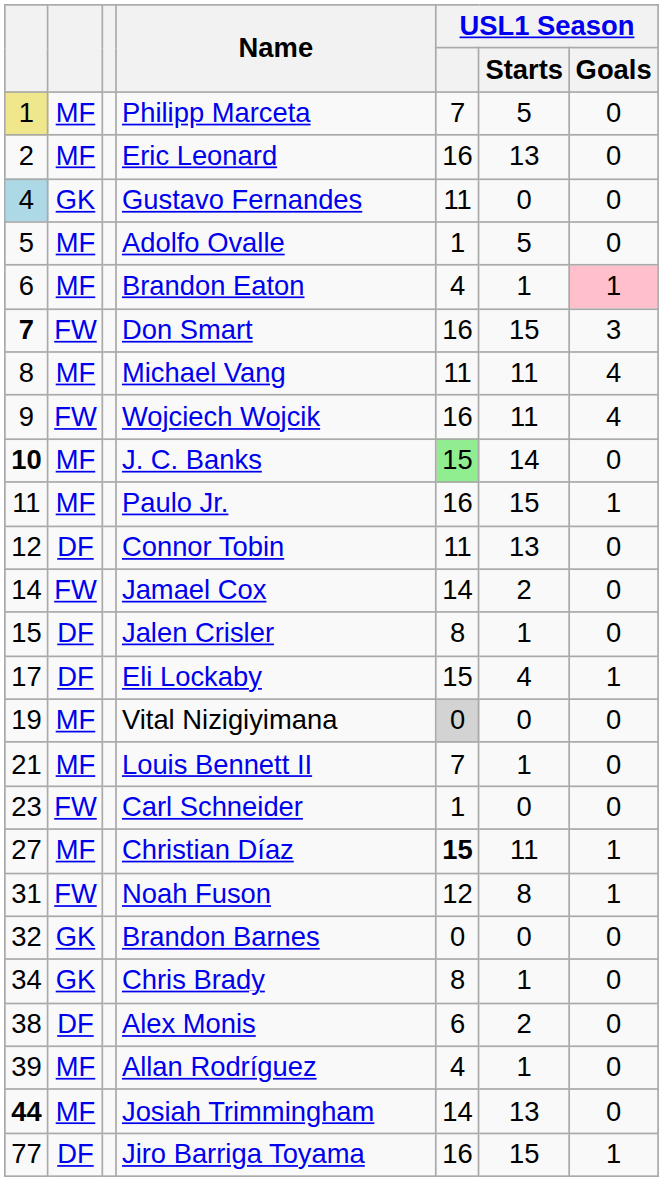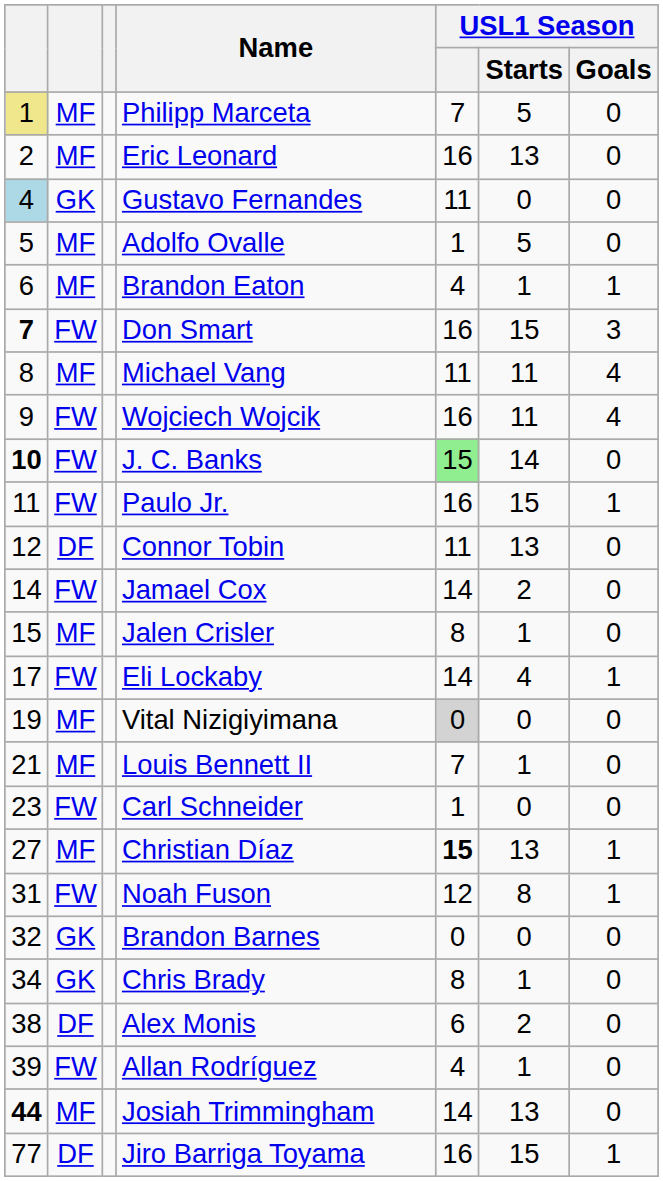(614, 286) pink background -> (614, 286) no background
(75, 460) MF -> (75, 460) FW
(75, 503) MF -> (75, 503) FW
(75, 633) DF -> (75, 633) MF
(75, 677) DF -> (75, 677) FW
(458, 677) 15 -> (458, 677) 14
(524, 850) 11 -> (524, 850) 13
(75, 1067) MF -> (75, 1067) FW
